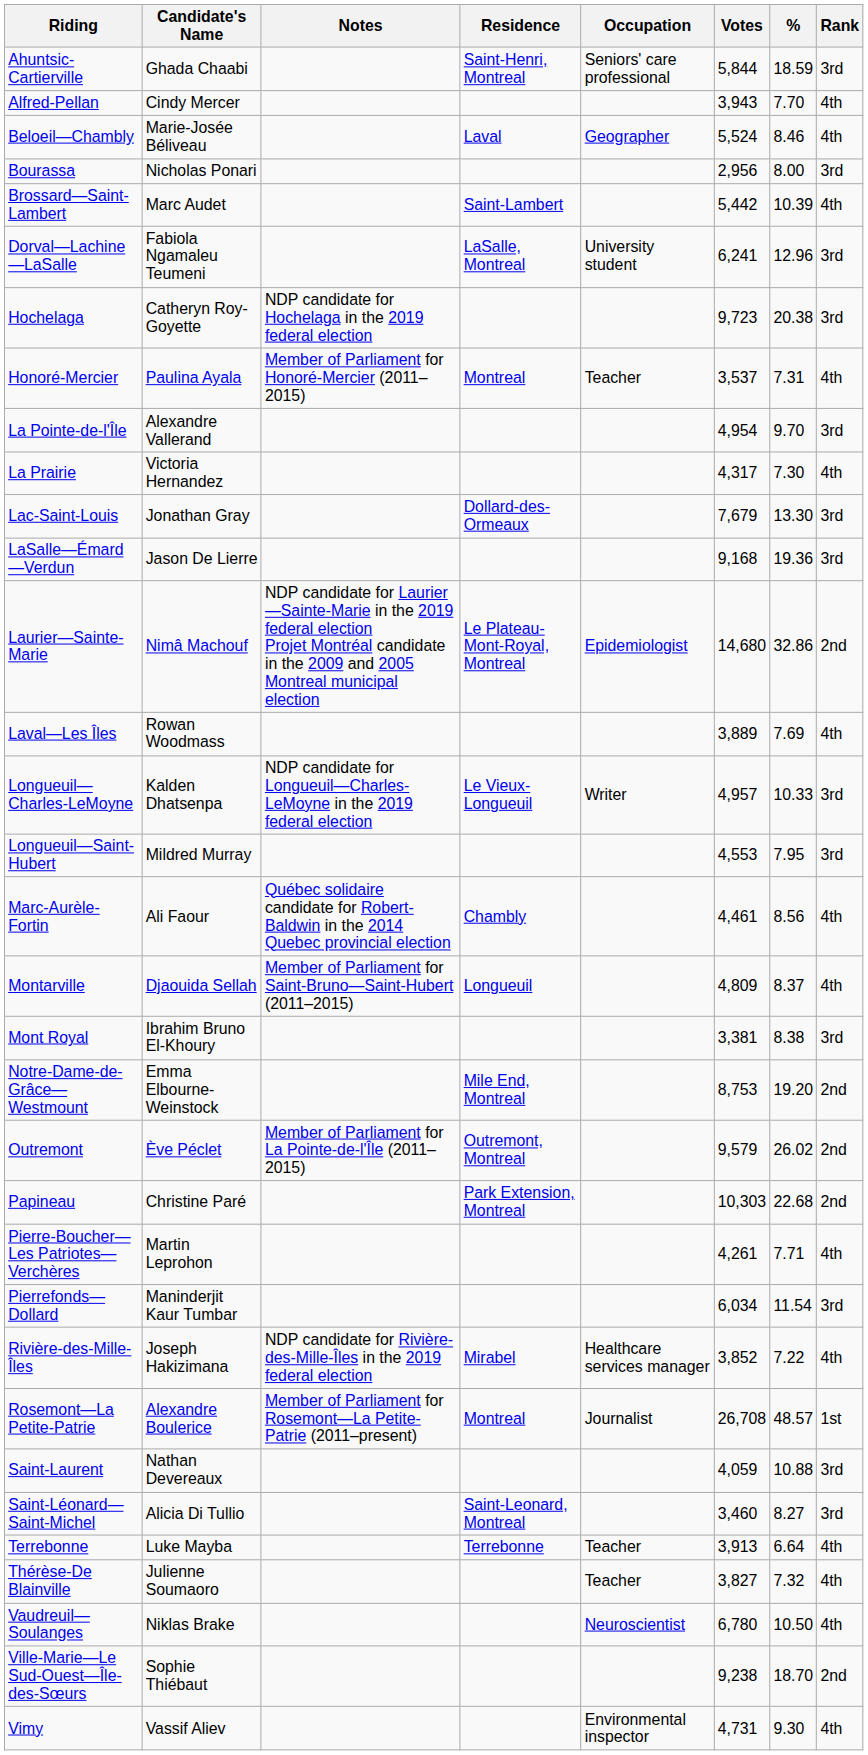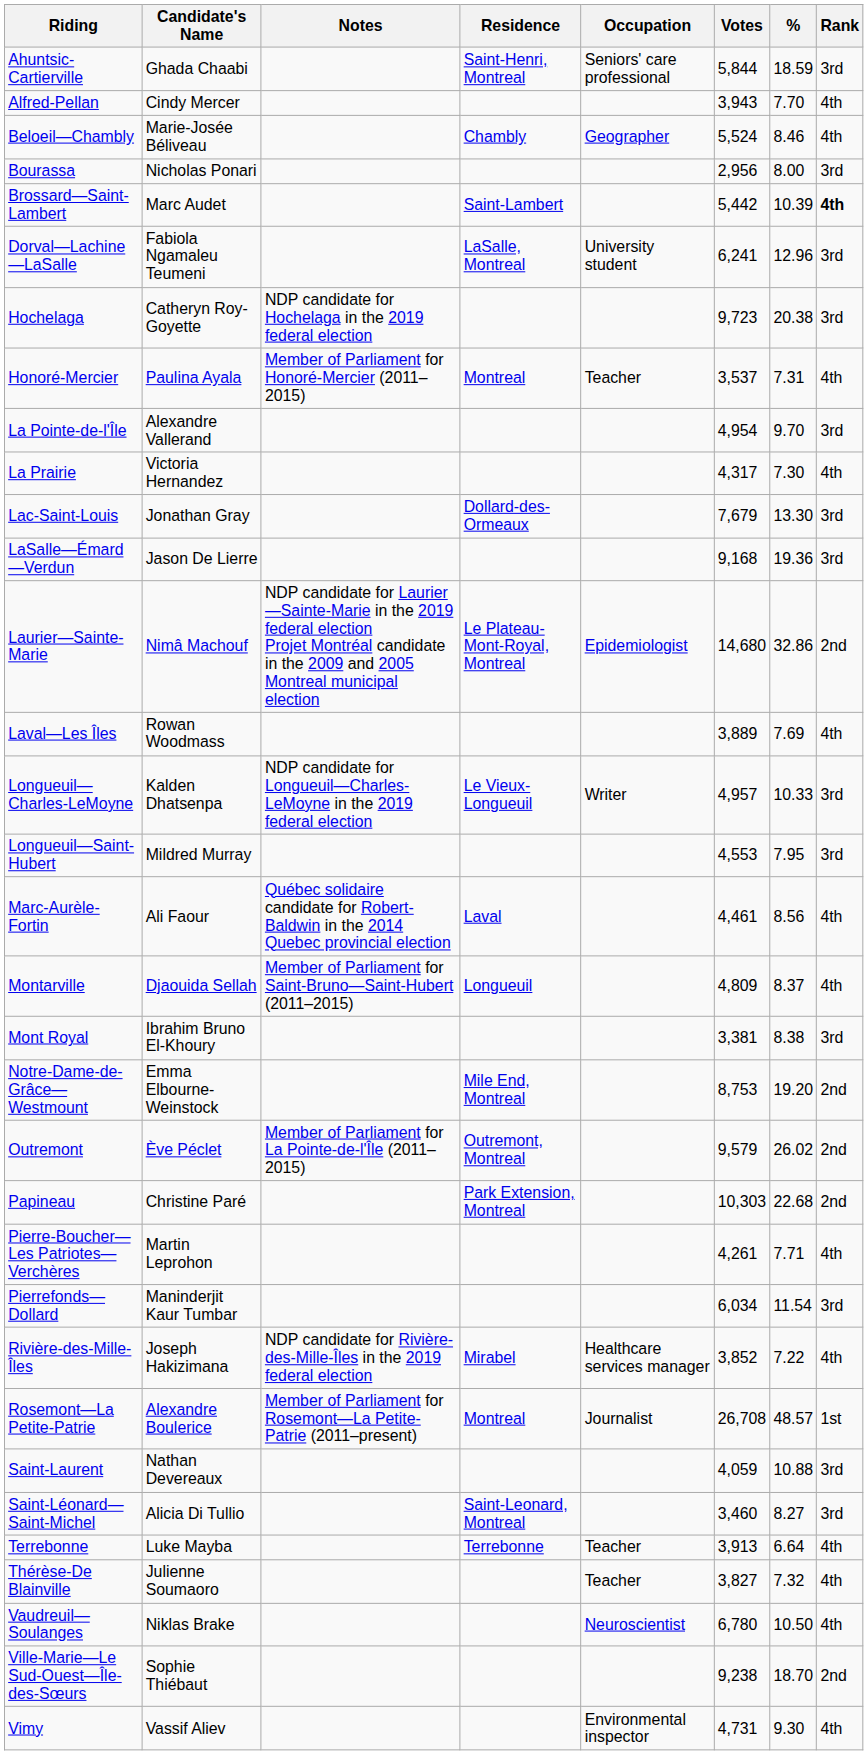(483, 136) Laval -> (495, 136) Chambly
(831, 205) normal -> (832, 205) bold
(495, 916) Chambly -> (483, 916) Laval
